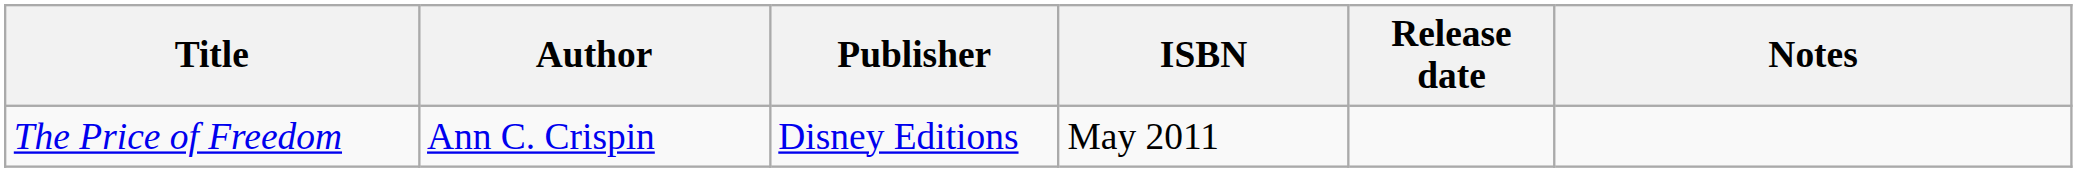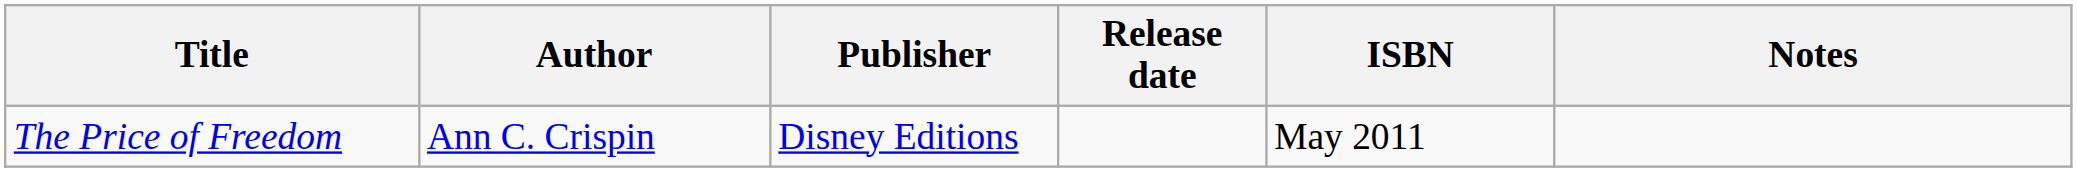columns swapped: (1204, 55) <-> (1451, 55)
